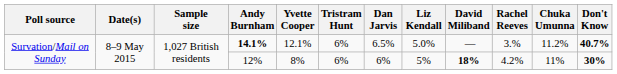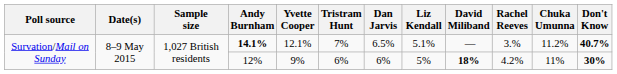(341, 43) 6% -> (341, 43) 7%
(424, 43) 5.0% -> (424, 43) 5.1%
(298, 61) 8% -> (298, 61) 9%
